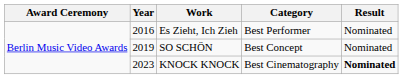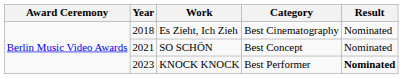(143, 30) 2016 -> (143, 30) 2018
(277, 30) Best Performer -> (292, 30) Best Cinematography
(143, 47) 2019 -> (143, 47) 2021
(292, 64) Best Cinematography -> (277, 64) Best Performer
